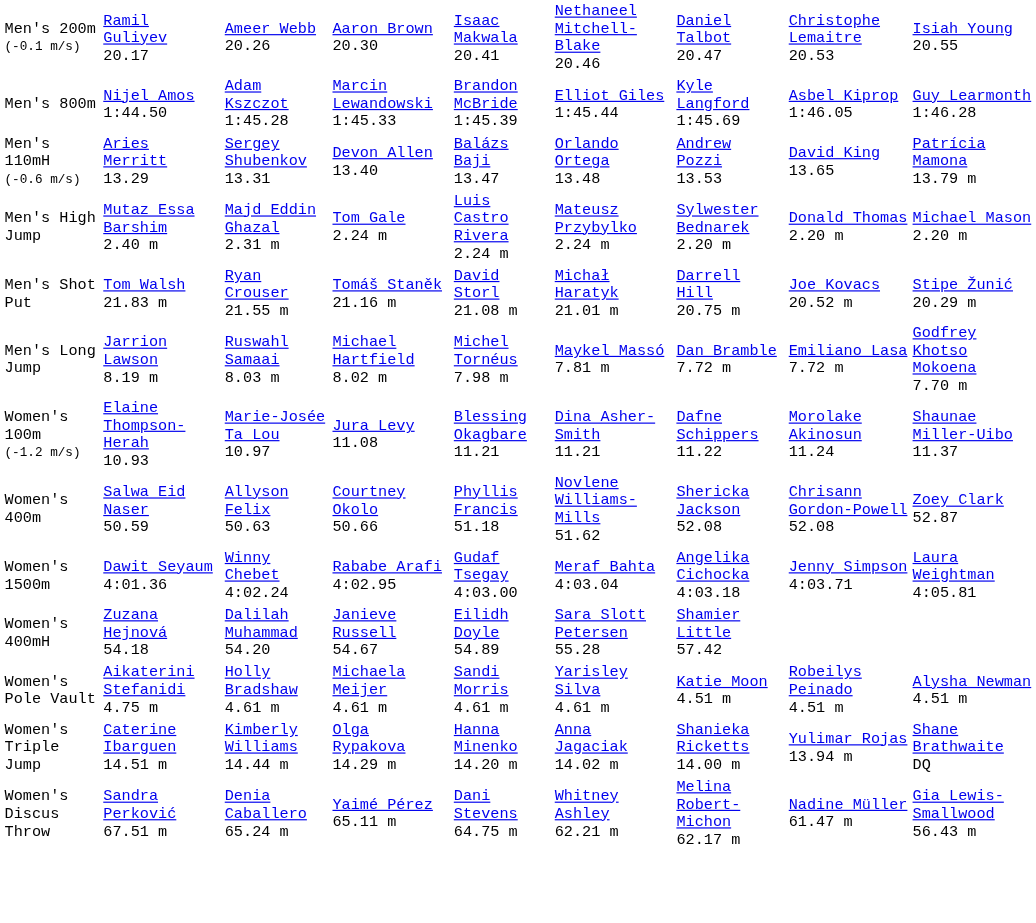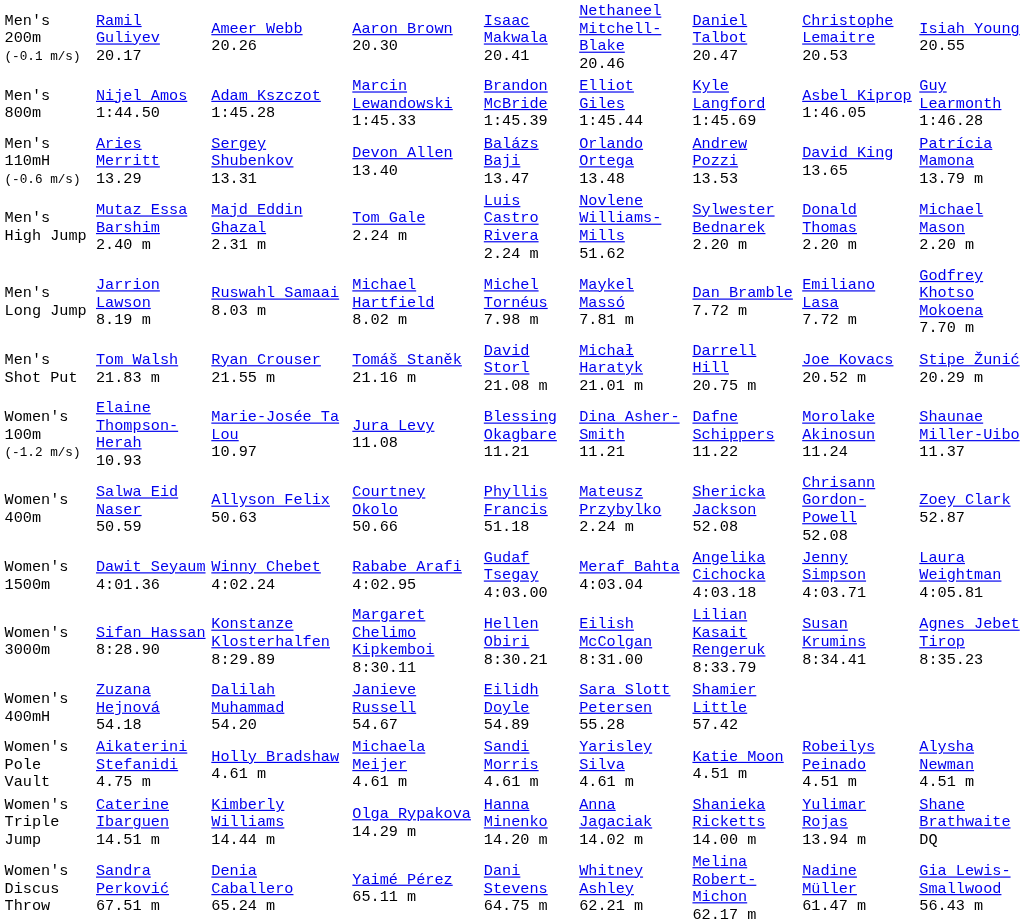(596, 227) Mateusz Przybylko 2.24 m -> (620, 227) Novlene Williams-Mills 51.62
rows swapped: (50, 359) <-> (50, 293)
(596, 509) Novlene Williams-Mills 51.62 -> (620, 509) Mateusz Przybylko 2.24 m
+ row: (36, 641)
